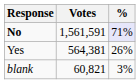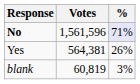(83, 32) 1,561,591 -> (83, 32) 1,561,596
(90, 69) 60,821 -> (90, 69) 60,819
